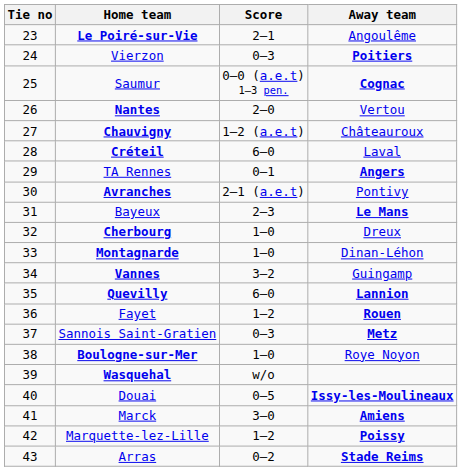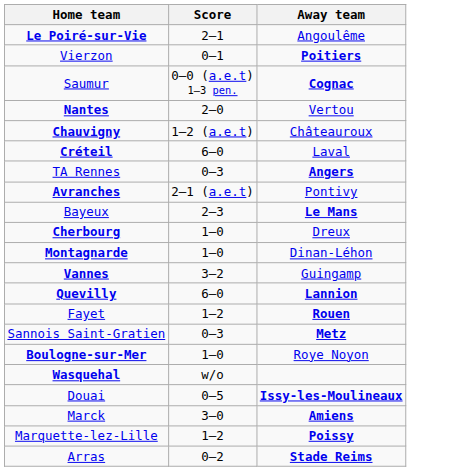- column: (30, 15)
(264, 55) 0–3 -> (213, 55) 0–1
(264, 171) 0–1 -> (213, 171) 0–3
